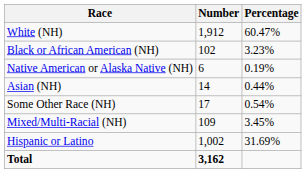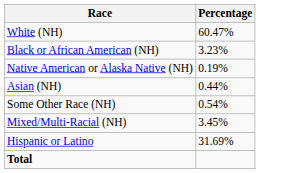- column: (219, 13)
